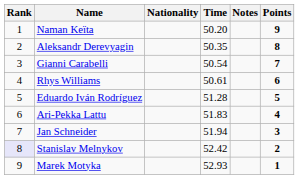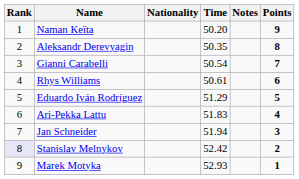(215, 98) 51.28 -> (215, 98) 51.29
